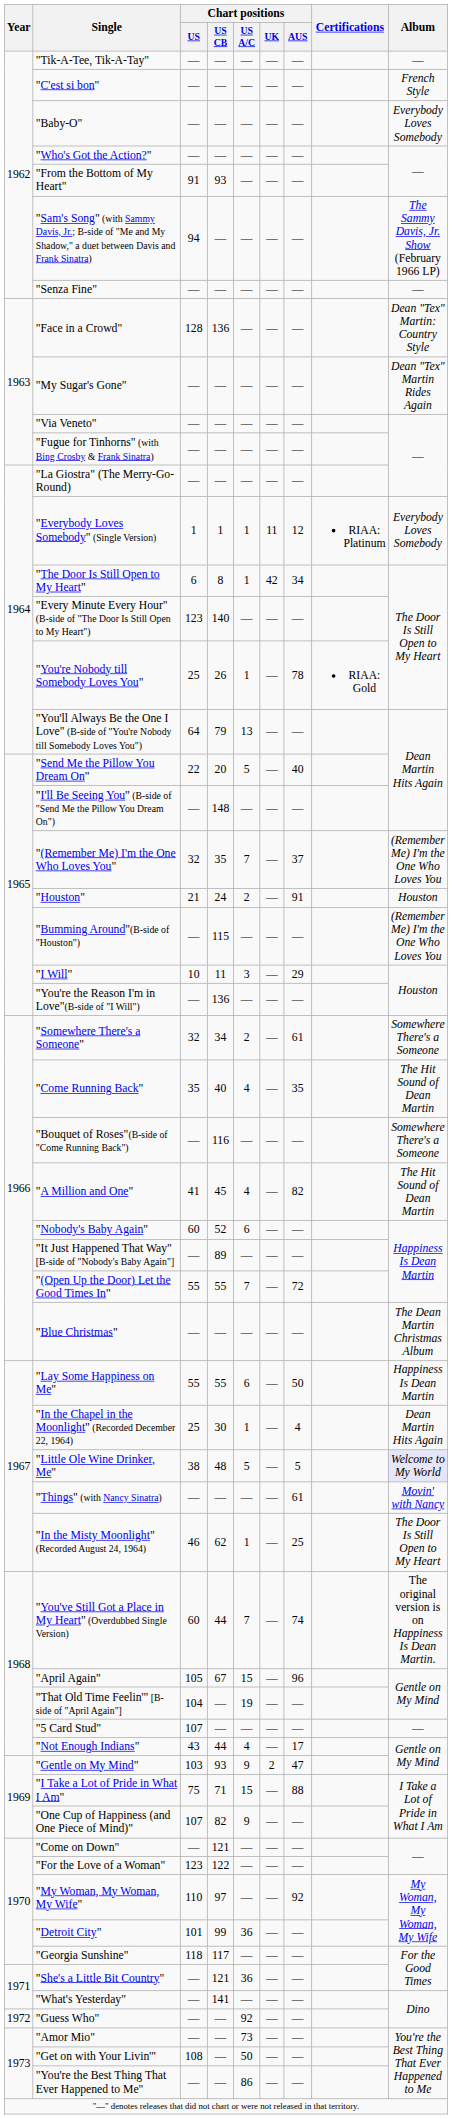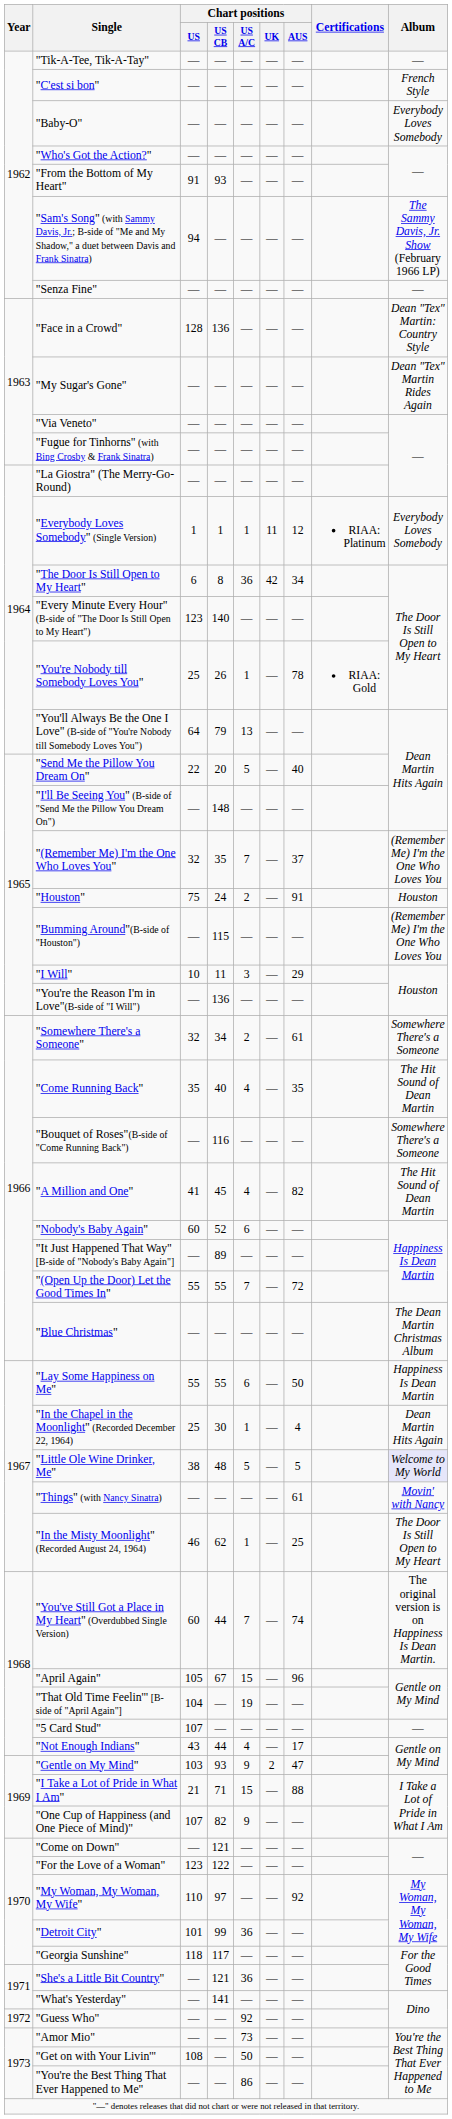(247, 580) 1 -> (247, 580) 36
(194, 897) 21 -> (194, 897) 75
(194, 1790) 75 -> (194, 1790) 21
